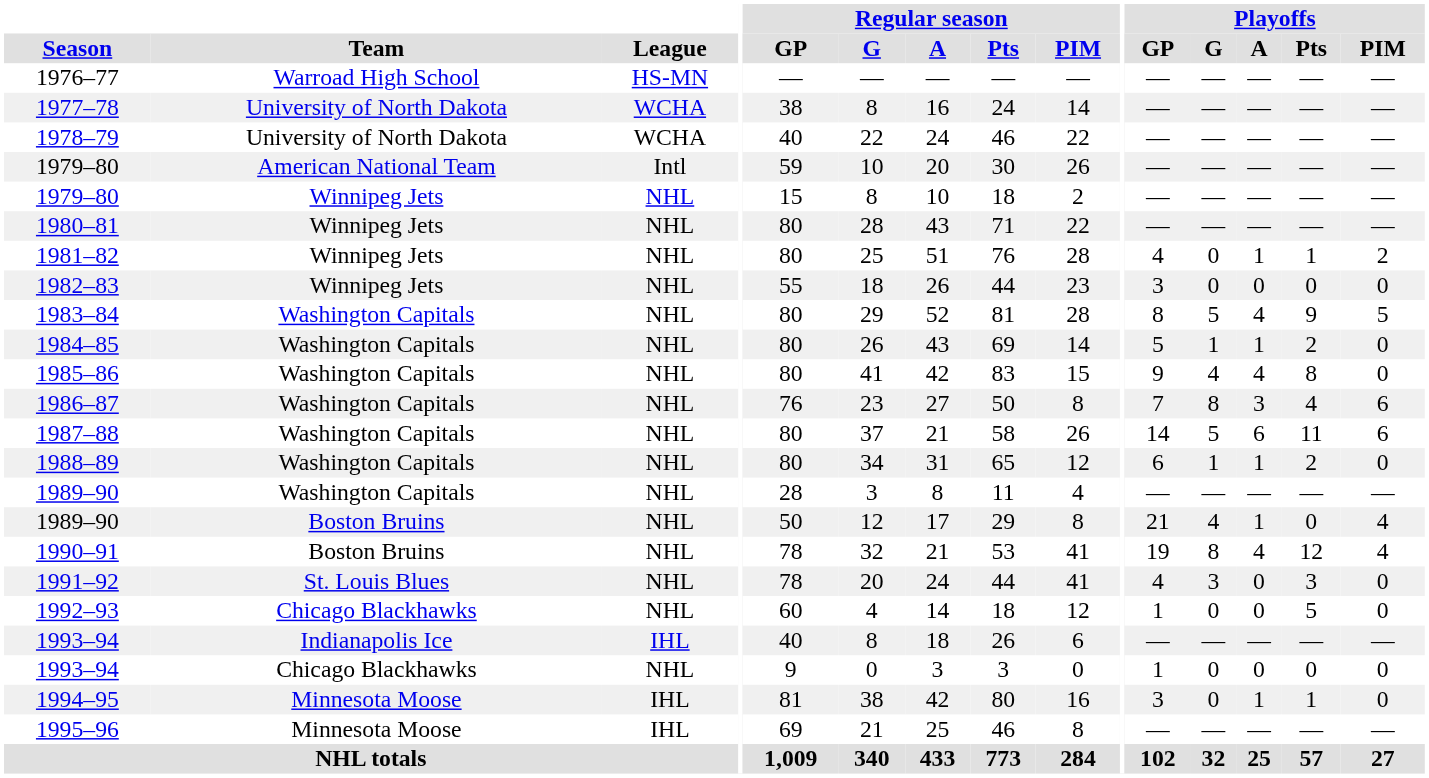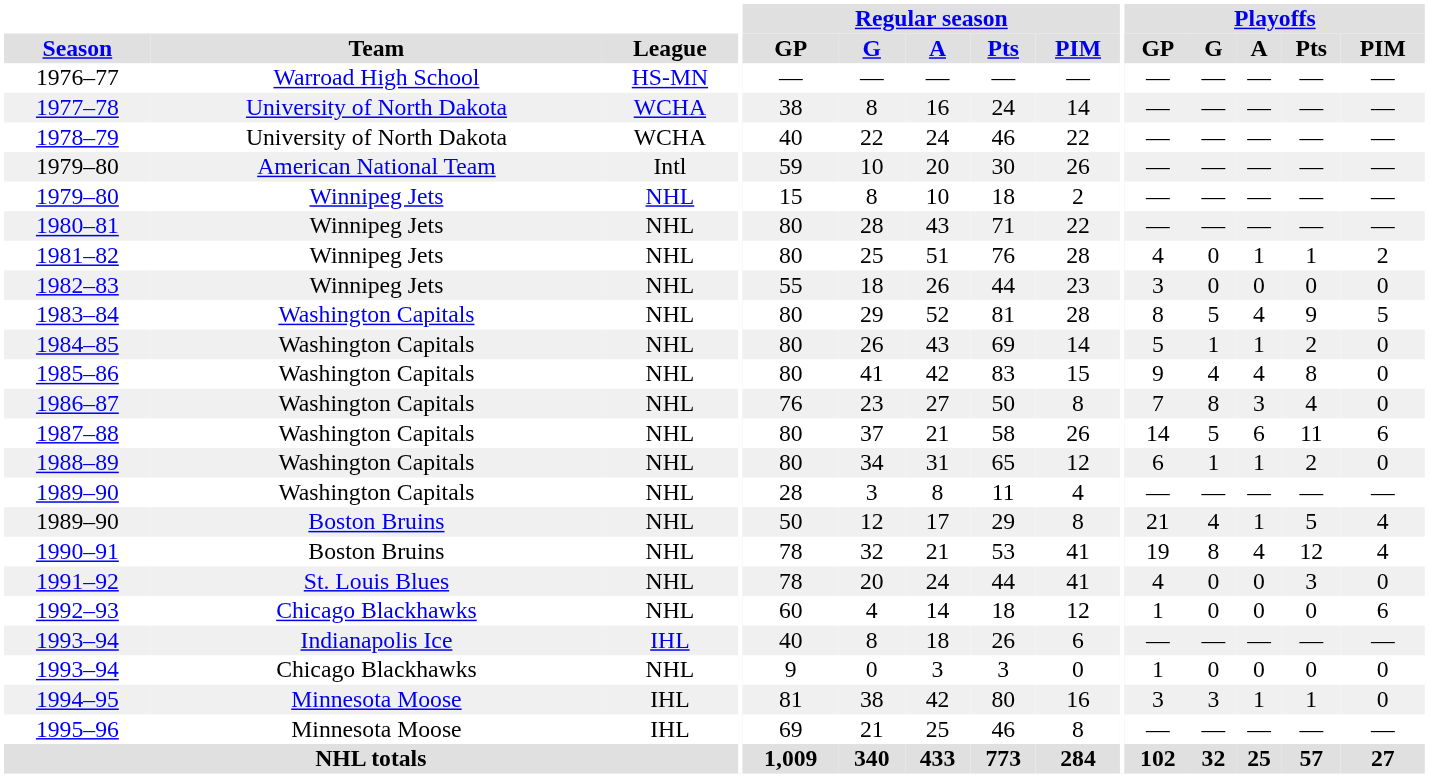(1383, 403) 6 -> (1383, 403) 0
(1311, 521) 0 -> (1311, 521) 5
(1213, 580) 3 -> (1213, 580) 0
(1311, 610) 5 -> (1311, 610) 0
(1383, 610) 0 -> (1383, 610) 6
(1213, 699) 0 -> (1213, 699) 3
